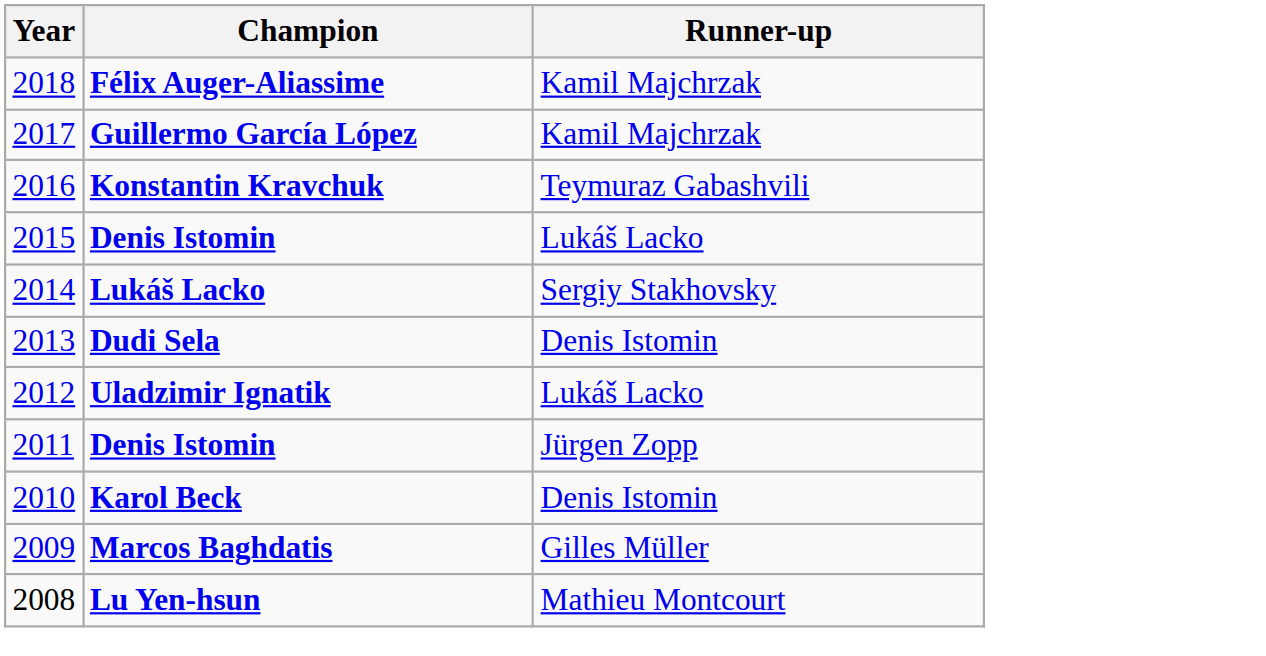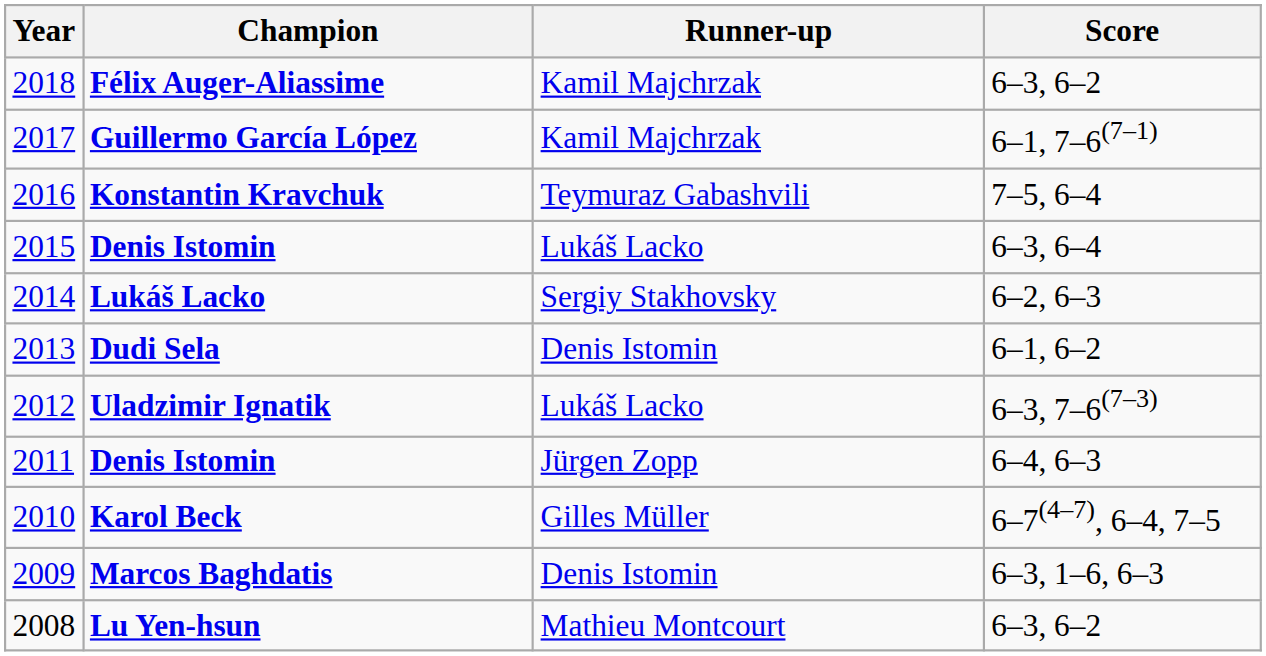+ column: (1122, 30)
(629, 496) Denis Istomin -> (625, 517) Gilles Müller
(625, 548) Gilles Müller -> (629, 573) Denis Istomin
